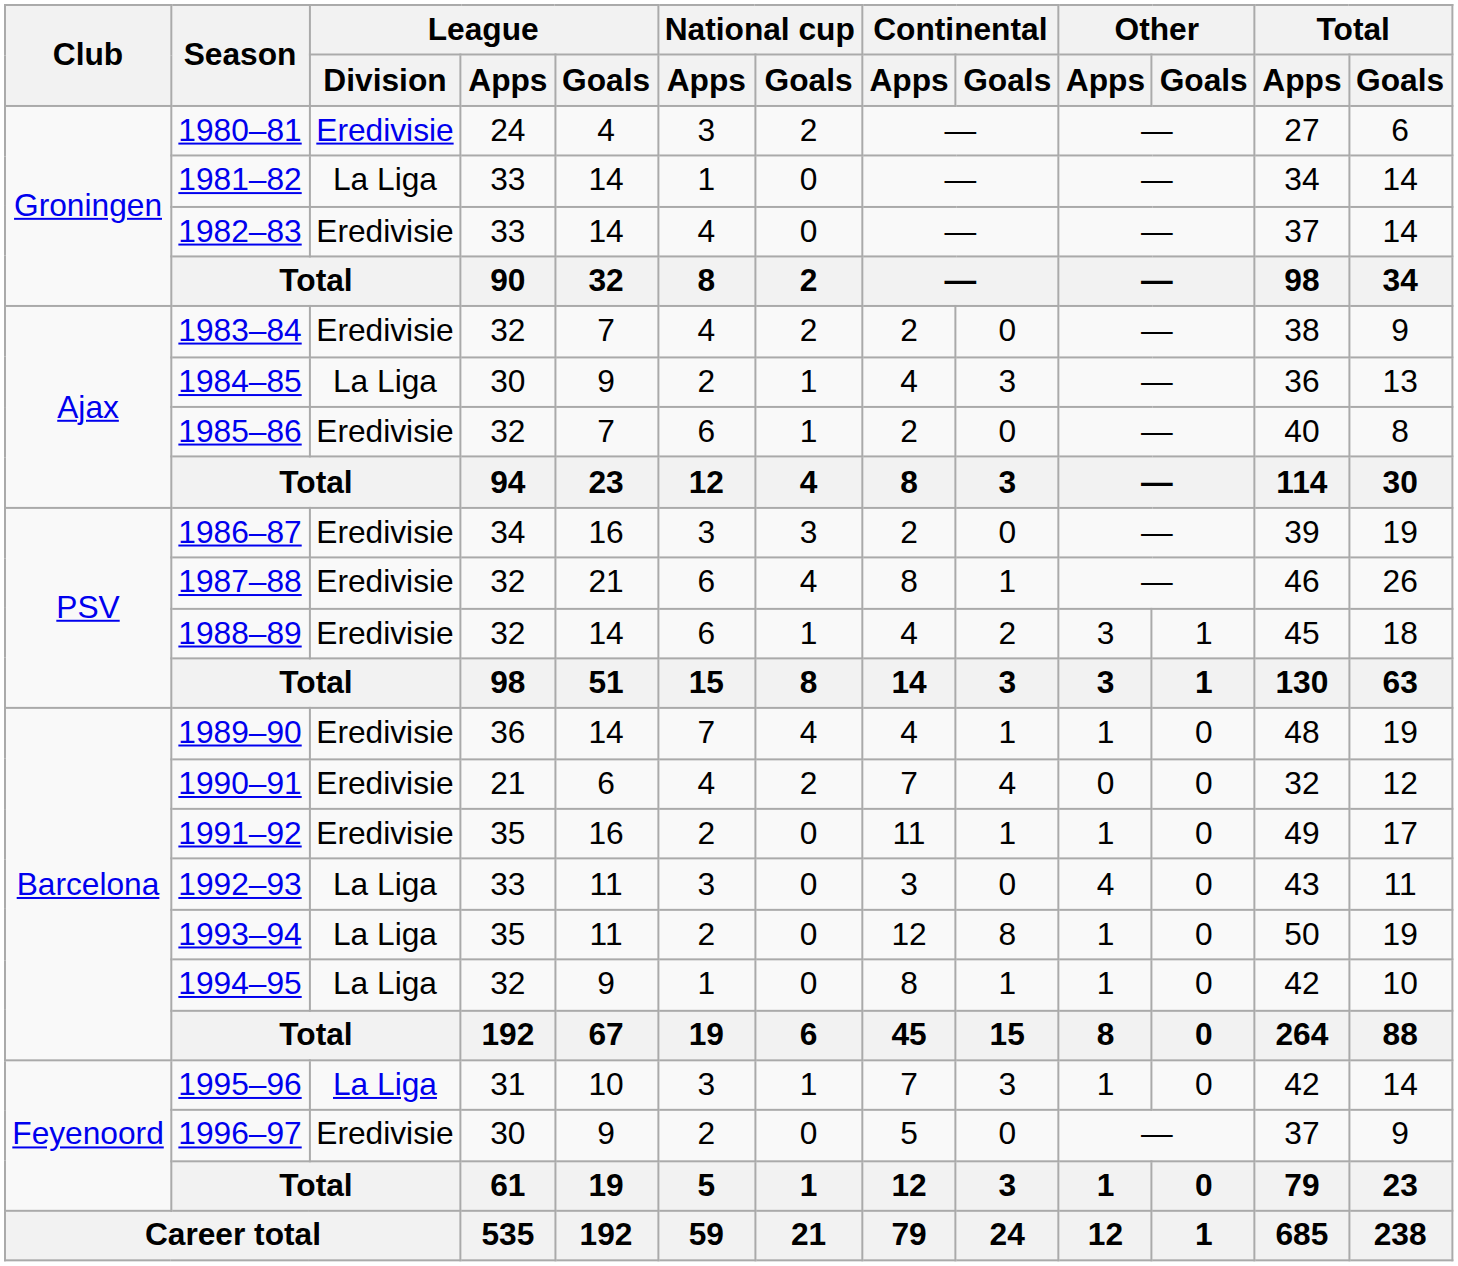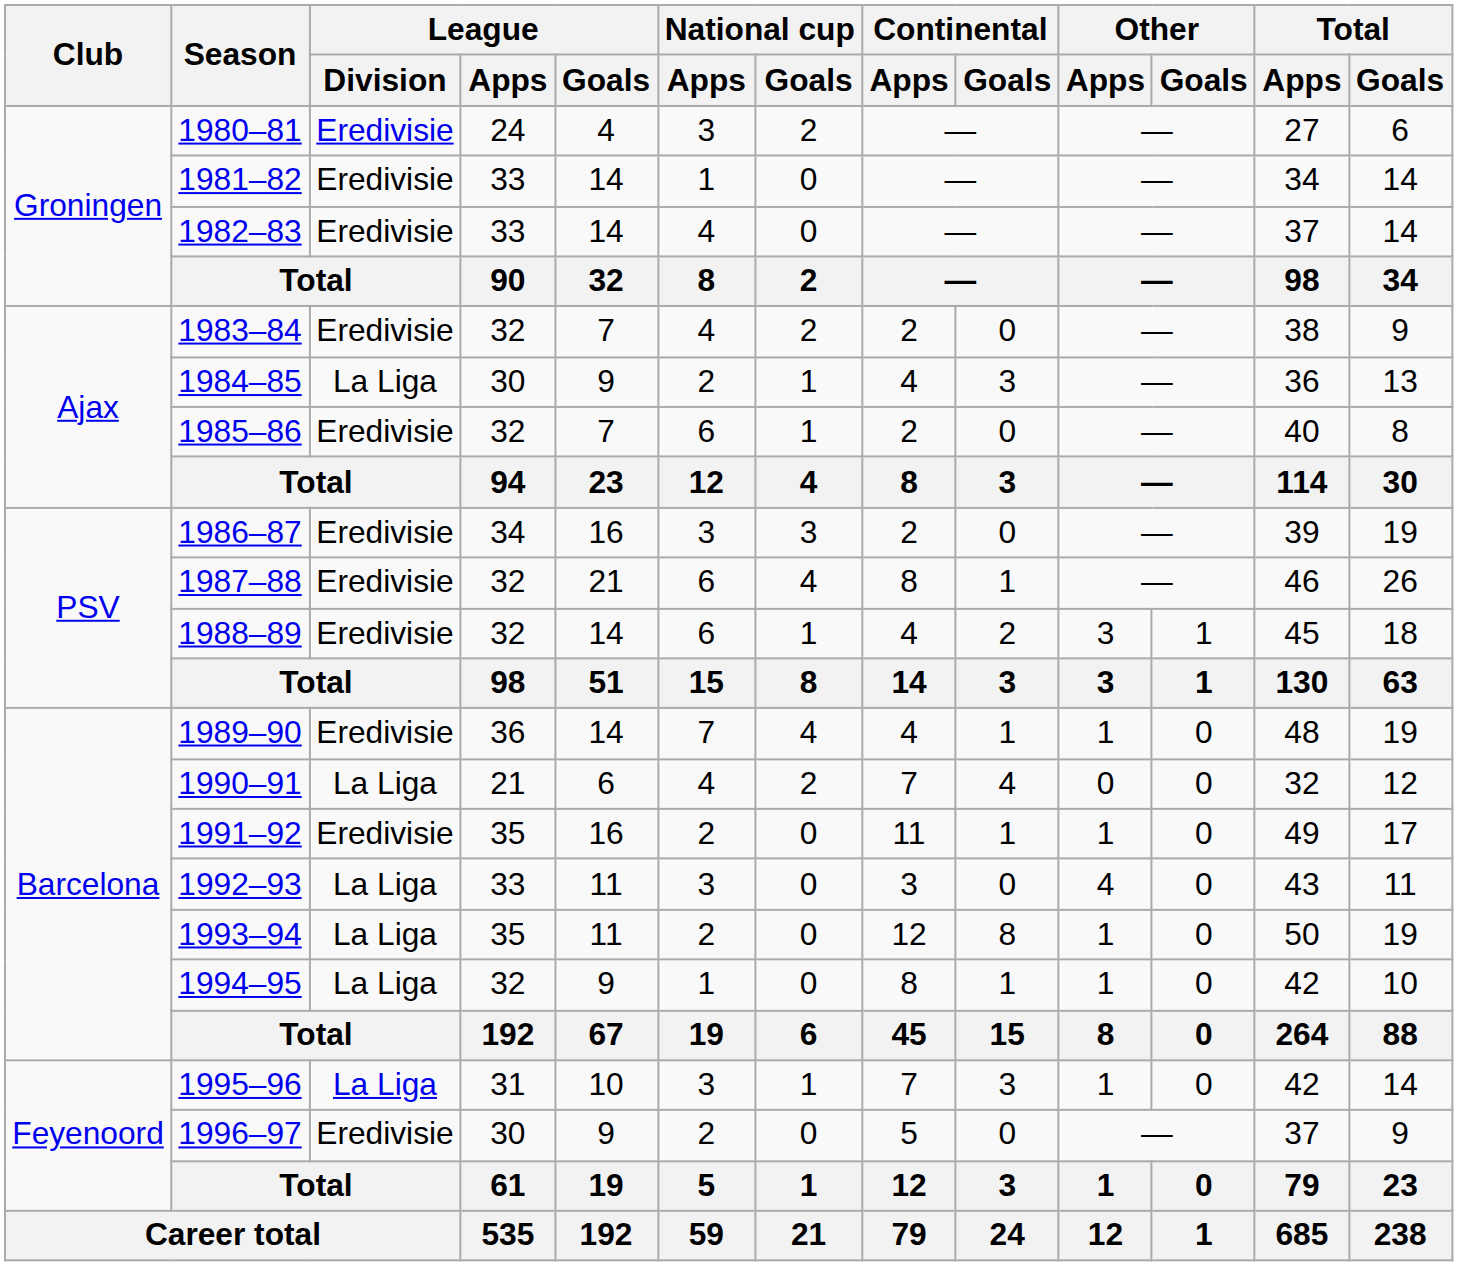(385, 180) La Liga -> (385, 180) Eredivisie
(385, 783) Eredivisie -> (385, 783) La Liga
